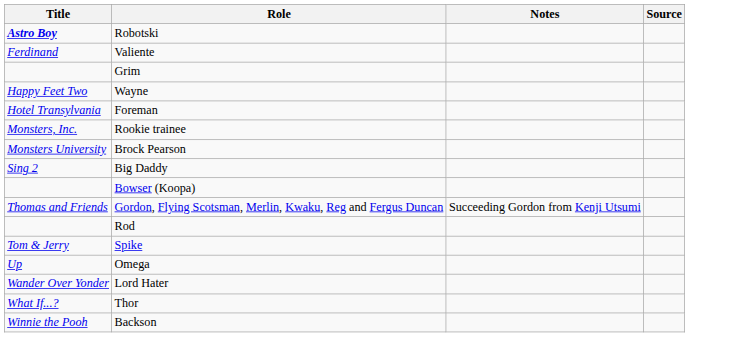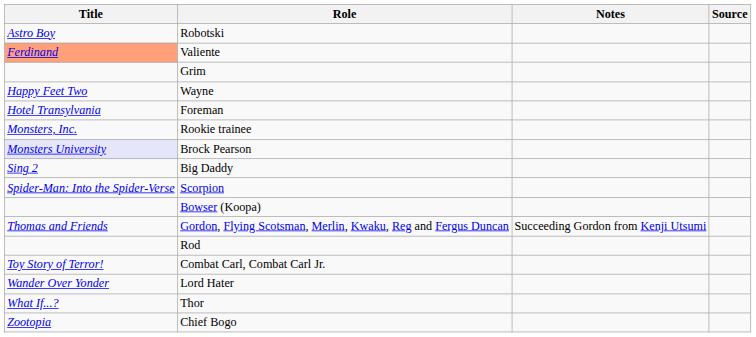(32, 33) bold -> (31, 33) normal
(33, 52) no background -> (33, 52) lightsalmon background
(57, 149) no background -> (57, 149) lavender background
+ row: (202, 187)
- row: (128, 245)
+ row: (253, 264)
- row: (132, 264)
- row: (136, 322)
+ row: (208, 322)
